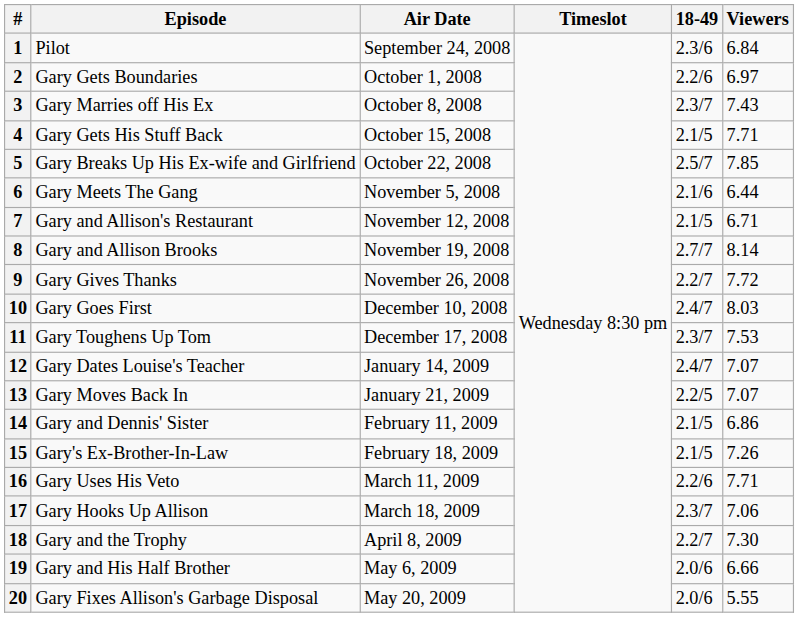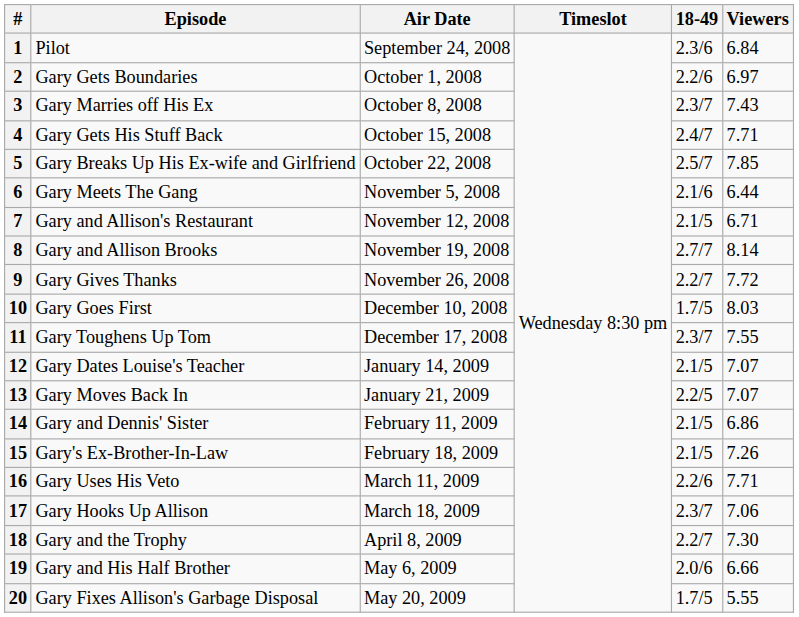(694, 134) 2.1/5 -> (694, 134) 2.4/7
(694, 308) 2.4/7 -> (694, 308) 1.7/5
(743, 337) 7.53 -> (743, 337) 7.55
(694, 366) 2.4/7 -> (694, 366) 2.1/5
(694, 597) 2.0/6 -> (694, 597) 1.7/5
